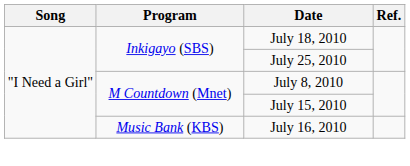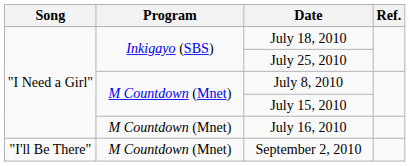(170, 127) Music Bank (KBS) -> (170, 127) M Countdown (Mnet)
+ row: (308, 149)
